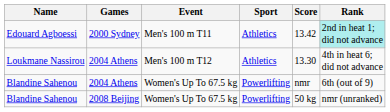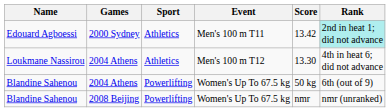columns swapped: (266, 12) <-> (191, 12)
(302, 83) nmr -> (305, 83) 50 kg
(305, 99) 50 kg -> (302, 99) nmr
